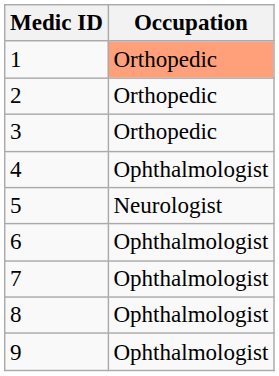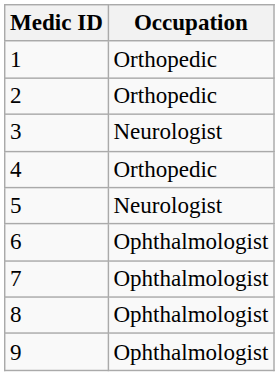(165, 59) lightsalmon background -> (165, 59) no background
(165, 132) Orthopedic -> (168, 132) Neurologist
(191, 168) Ophthalmologist -> (165, 168) Orthopedic
